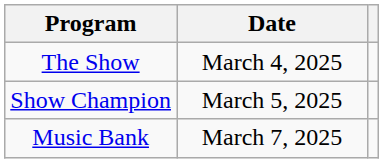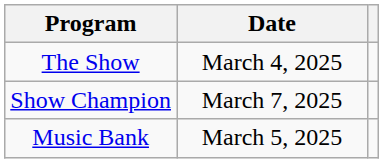(272, 99) March 5, 2025 -> (272, 99) March 7, 2025
(272, 137) March 7, 2025 -> (272, 137) March 5, 2025
